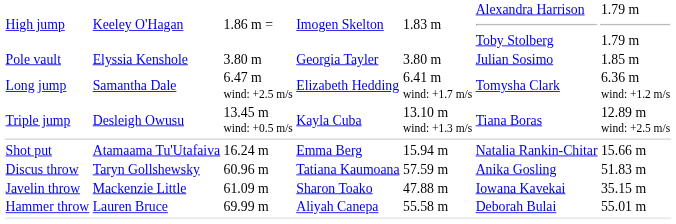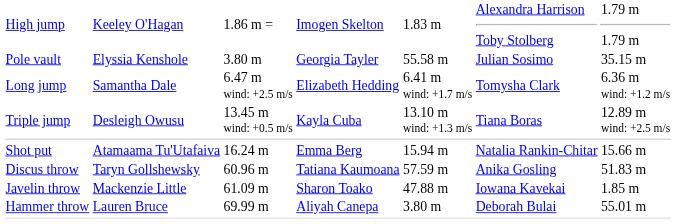(422, 59) 3.80 m -> (426, 59) 55.58 m
(620, 59) 1.85 m -> (624, 59) 35.15 m
(624, 188) 35.15 m -> (620, 188) 1.85 m
(426, 207) 55.58 m -> (422, 207) 3.80 m
